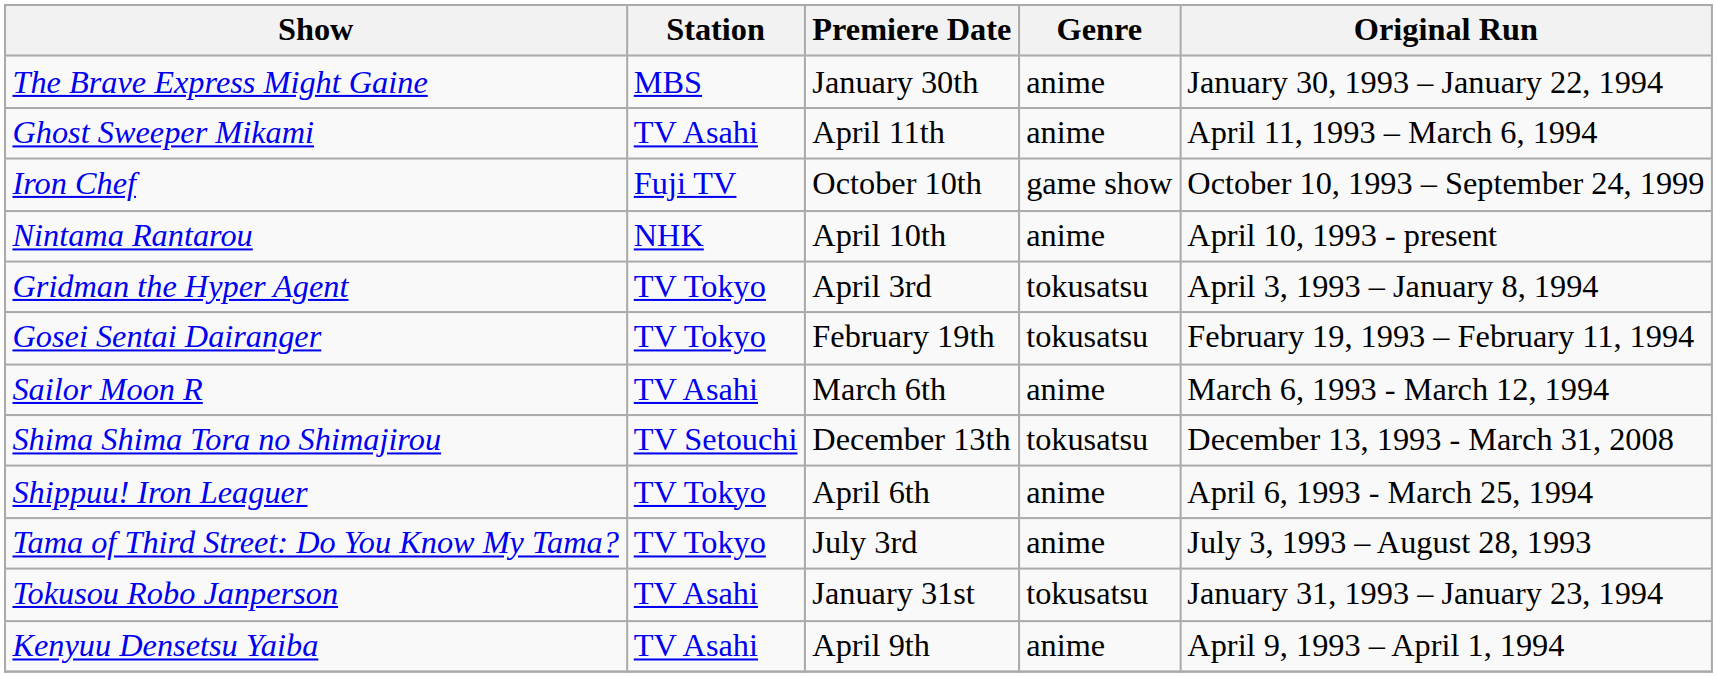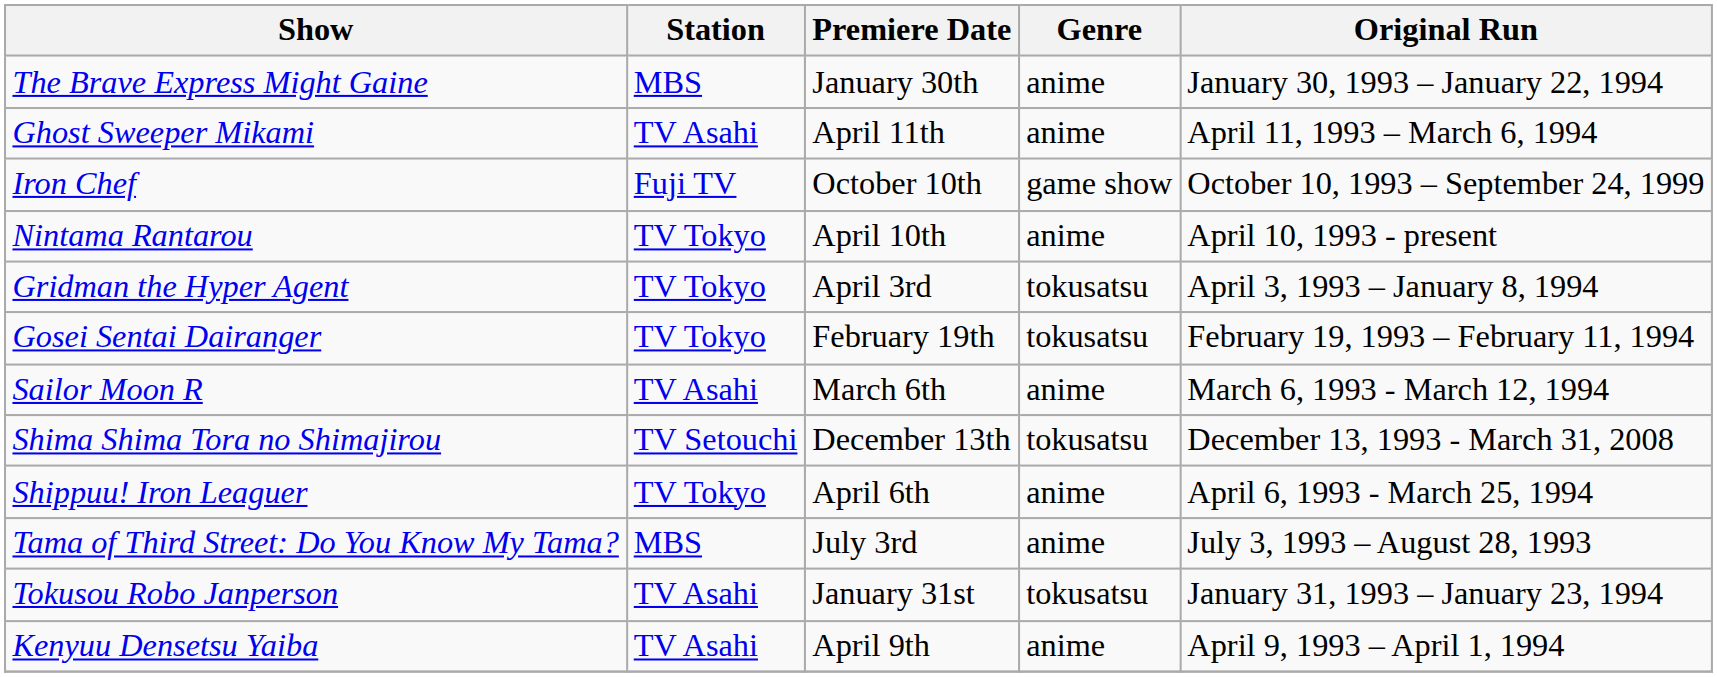(669, 235) NHK -> (700, 235) TV Tokyo
(700, 542) TV Tokyo -> (668, 542) MBS
